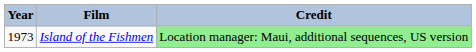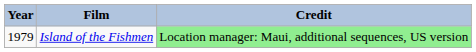(21, 37) 1973 -> (21, 37) 1979
